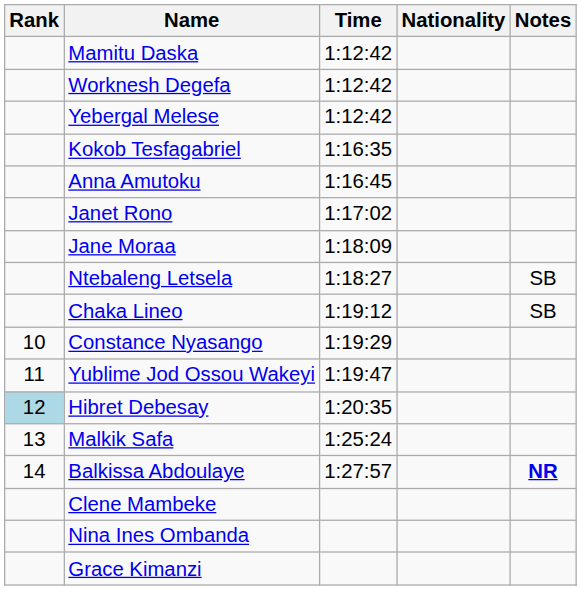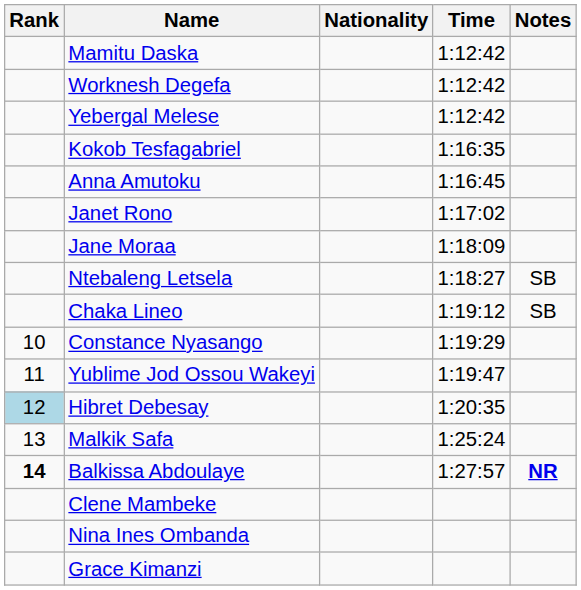columns swapped: (453, 20) <-> (358, 20)
(34, 471) normal -> (34, 471) bold
